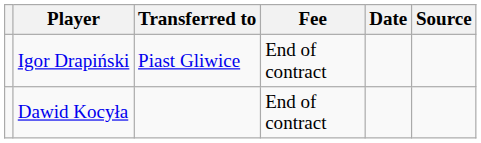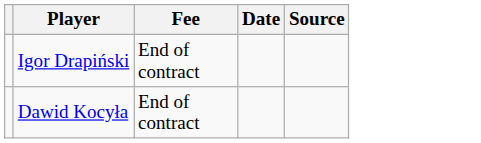- column: (197, 19)
